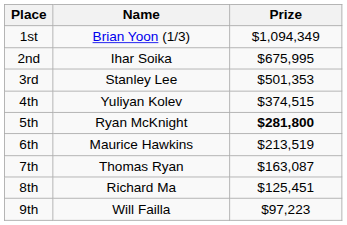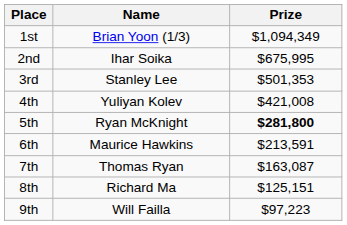(286, 101) $374,515 -> (286, 101) $421,008
(286, 144) $213,519 -> (286, 144) $213,591
(286, 187) $125,451 -> (286, 187) $125,151
